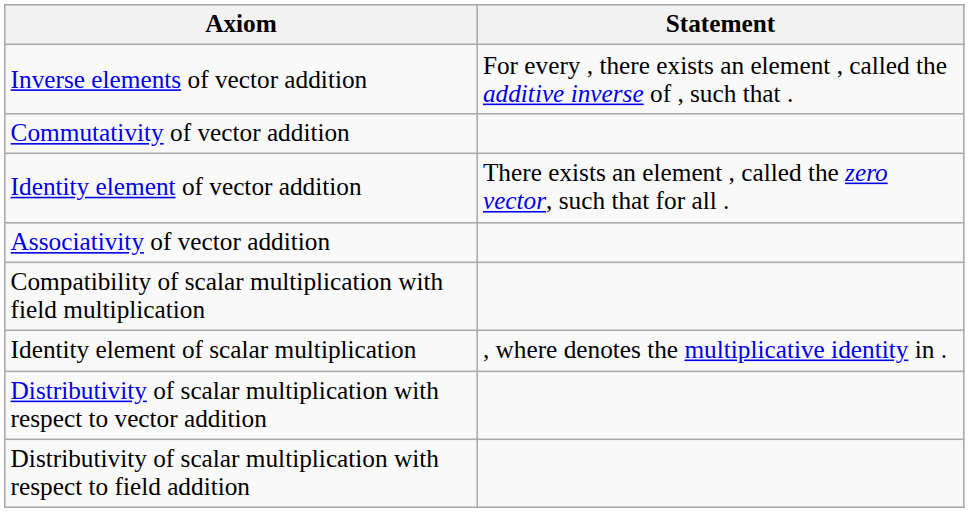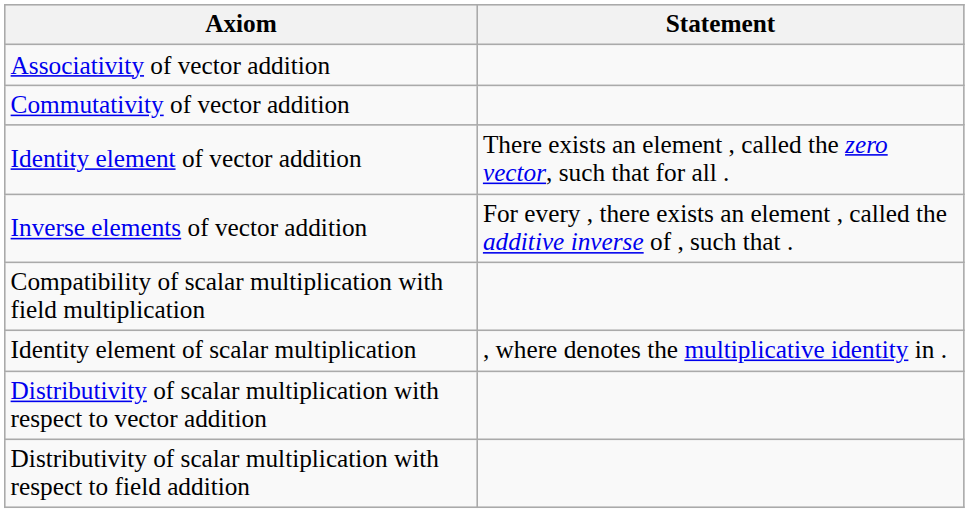rows swapped: (170, 241) <-> (189, 78)
